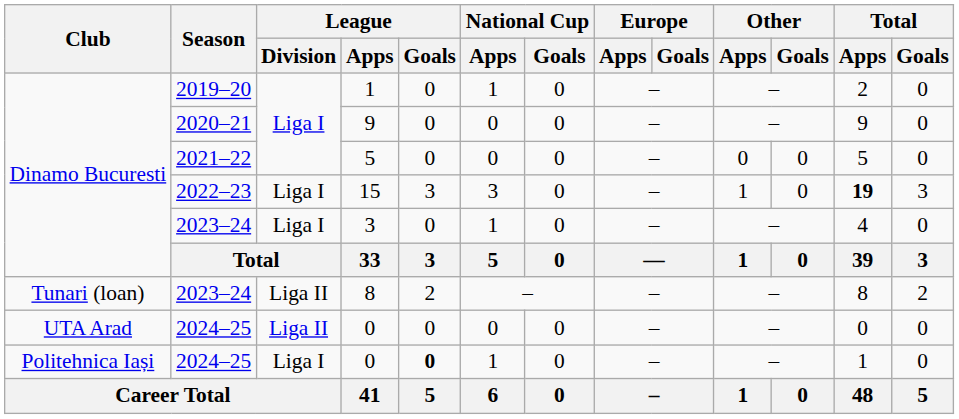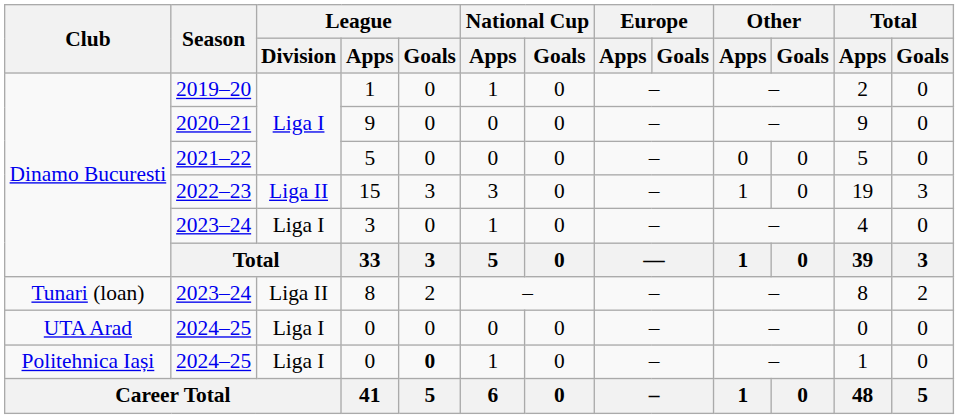(299, 191) Liga I -> (299, 191) Liga II
(863, 191) bold -> (863, 191) normal
(299, 327) Liga II -> (299, 327) Liga I
